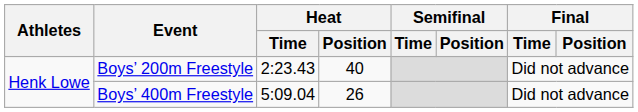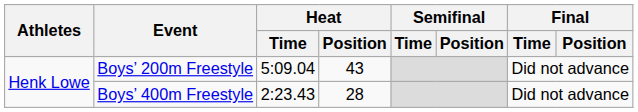(288, 69) 2:23.43 -> (288, 69) 5:09.04
(355, 69) 40 -> (355, 69) 43
(288, 95) 5:09.04 -> (288, 95) 2:23.43
(355, 95) 26 -> (355, 95) 28
